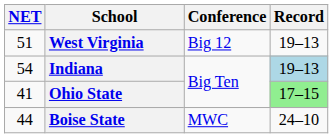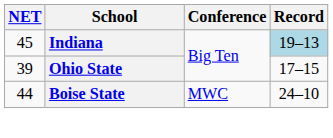- row: (96, 42)
(25, 68) 54 -> (25, 42) 45
(25, 94) 41 -> (25, 68) 39
(299, 94) lightgreen background -> (299, 68) no background
